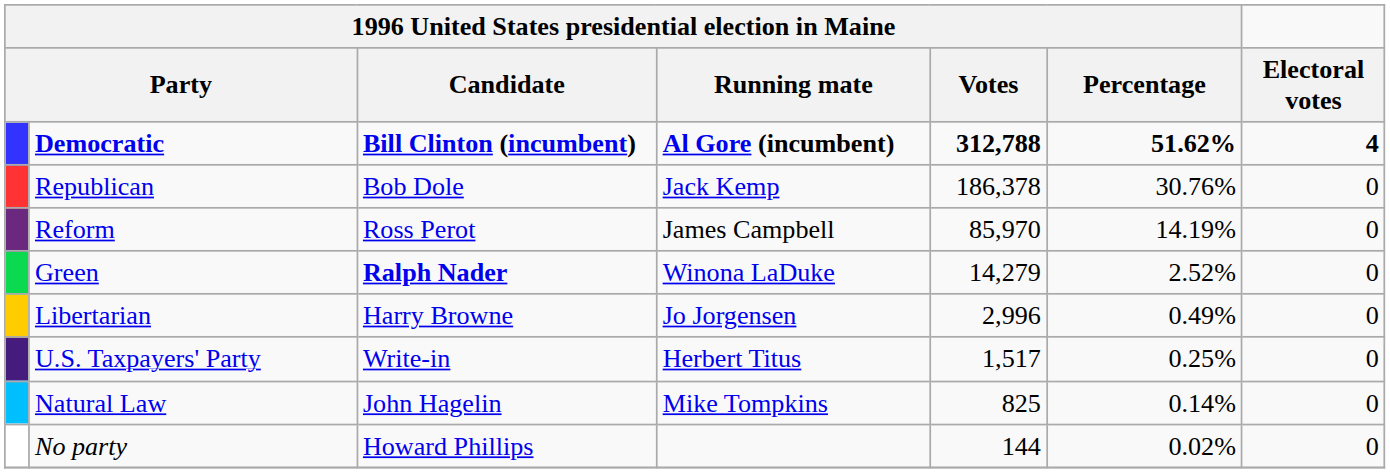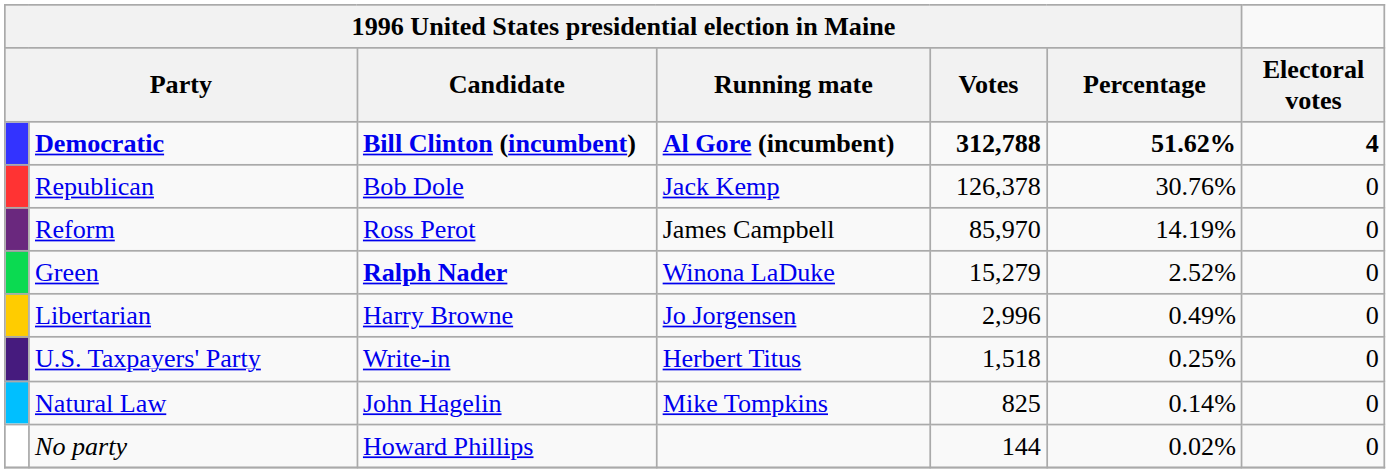(998, 186) 186,378 -> (998, 186) 126,378
(1005, 272) 14,279 -> (1005, 272) 15,279
(1011, 358) 1,517 -> (1011, 358) 1,518
